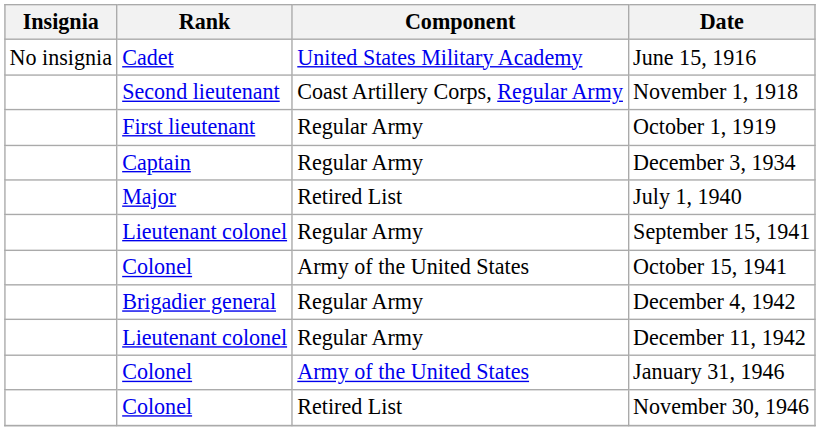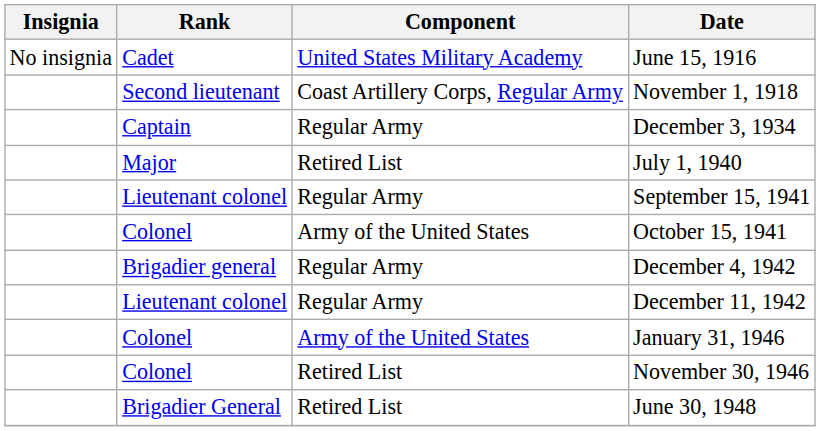- row: (705, 127)
+ row: (695, 407)
